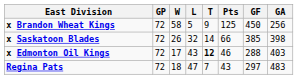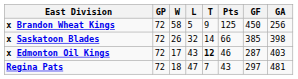(253, 53) 288 -> (253, 53) 287
(278, 67) 483 -> (278, 67) 481
